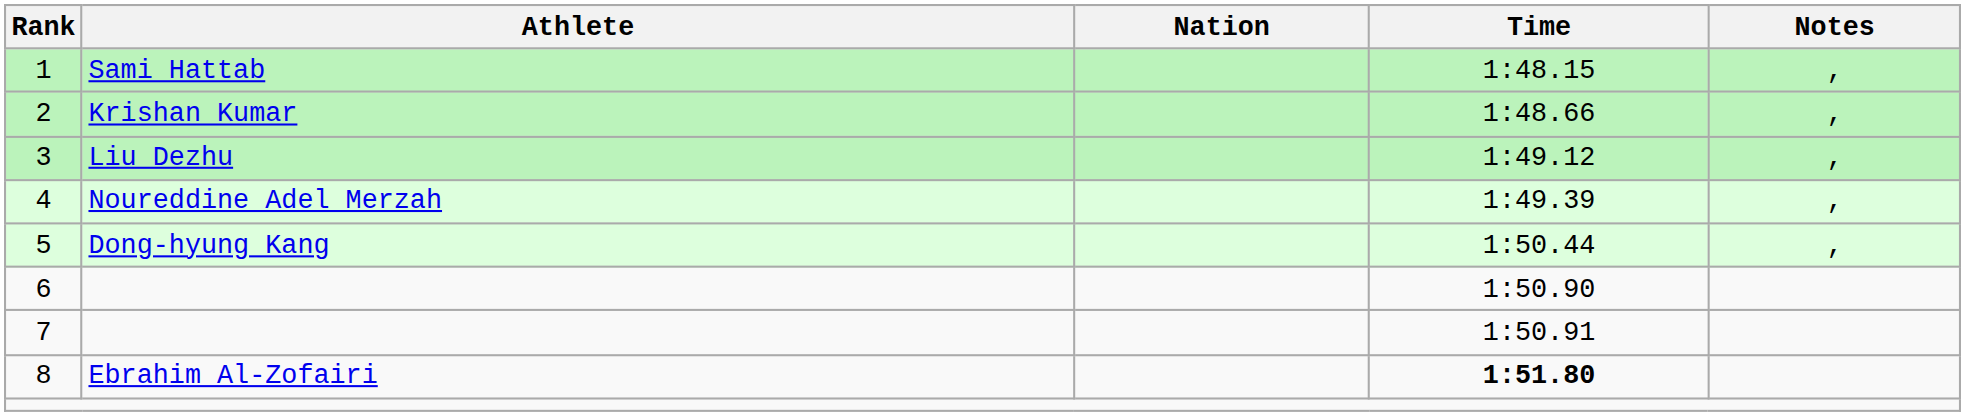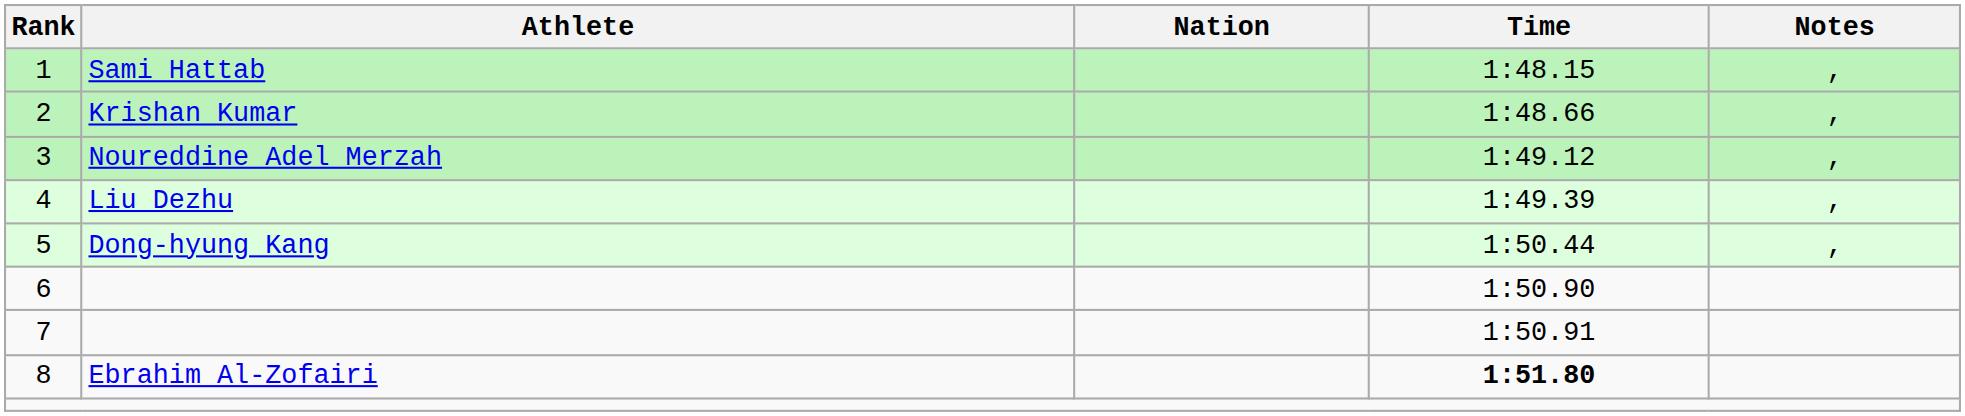(161, 158) Liu Dezhu -> (265, 158) Noureddine Adel Merzah
(265, 201) Noureddine Adel Merzah -> (161, 201) Liu Dezhu
